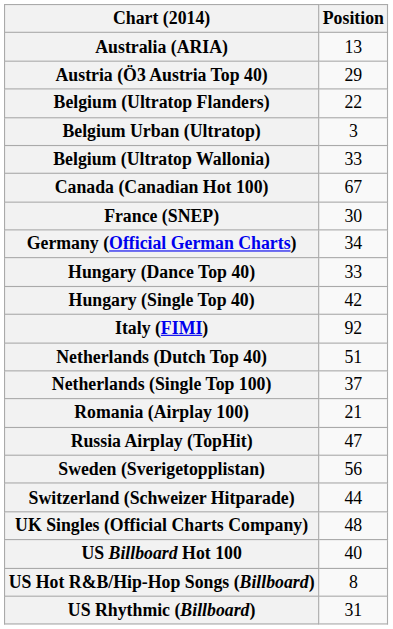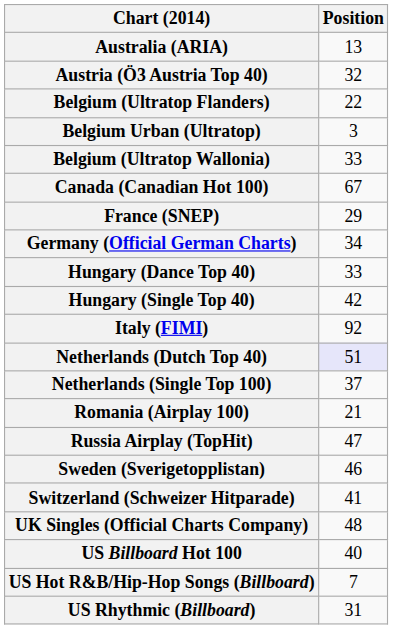(353, 74) 29 -> (353, 74) 32
(353, 215) 30 -> (353, 215) 29
(353, 356) no background -> (353, 356) lavender background
(353, 469) 56 -> (353, 469) 46
(353, 497) 44 -> (353, 497) 41
(353, 581) 8 -> (353, 581) 7
